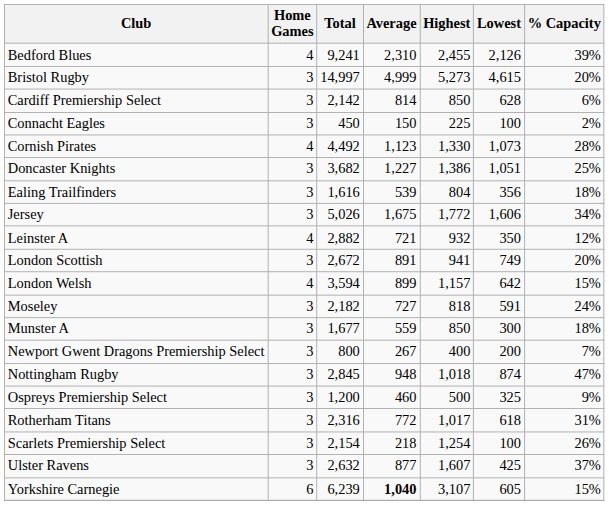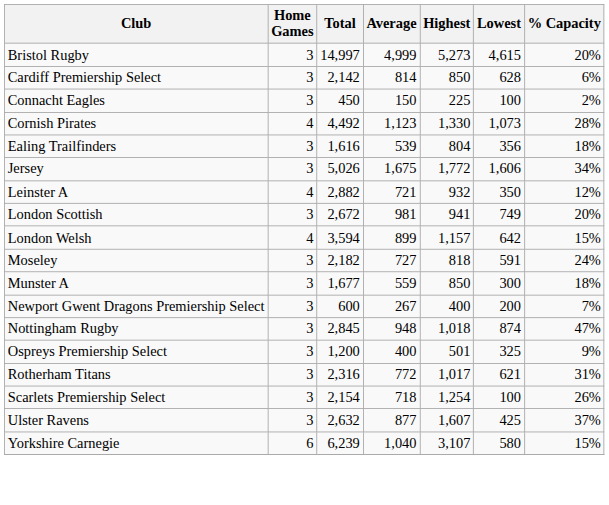- row: (50, 54)
- row: (62, 169)
(406, 260) 891 -> (406, 214) 981
(349, 351) 800 -> (349, 306) 600
(406, 397) 460 -> (406, 351) 400
(460, 397) 500 -> (460, 351) 501
(510, 420) 618 -> (510, 374) 621
(406, 443) 218 -> (406, 397) 718
(400, 488) bold -> (400, 443) normal
(510, 488) 605 -> (510, 443) 580
